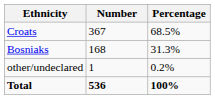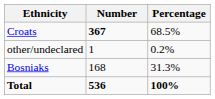(97, 31) normal -> (97, 31) bold
rows swapped: (28, 49) <-> (45, 67)
